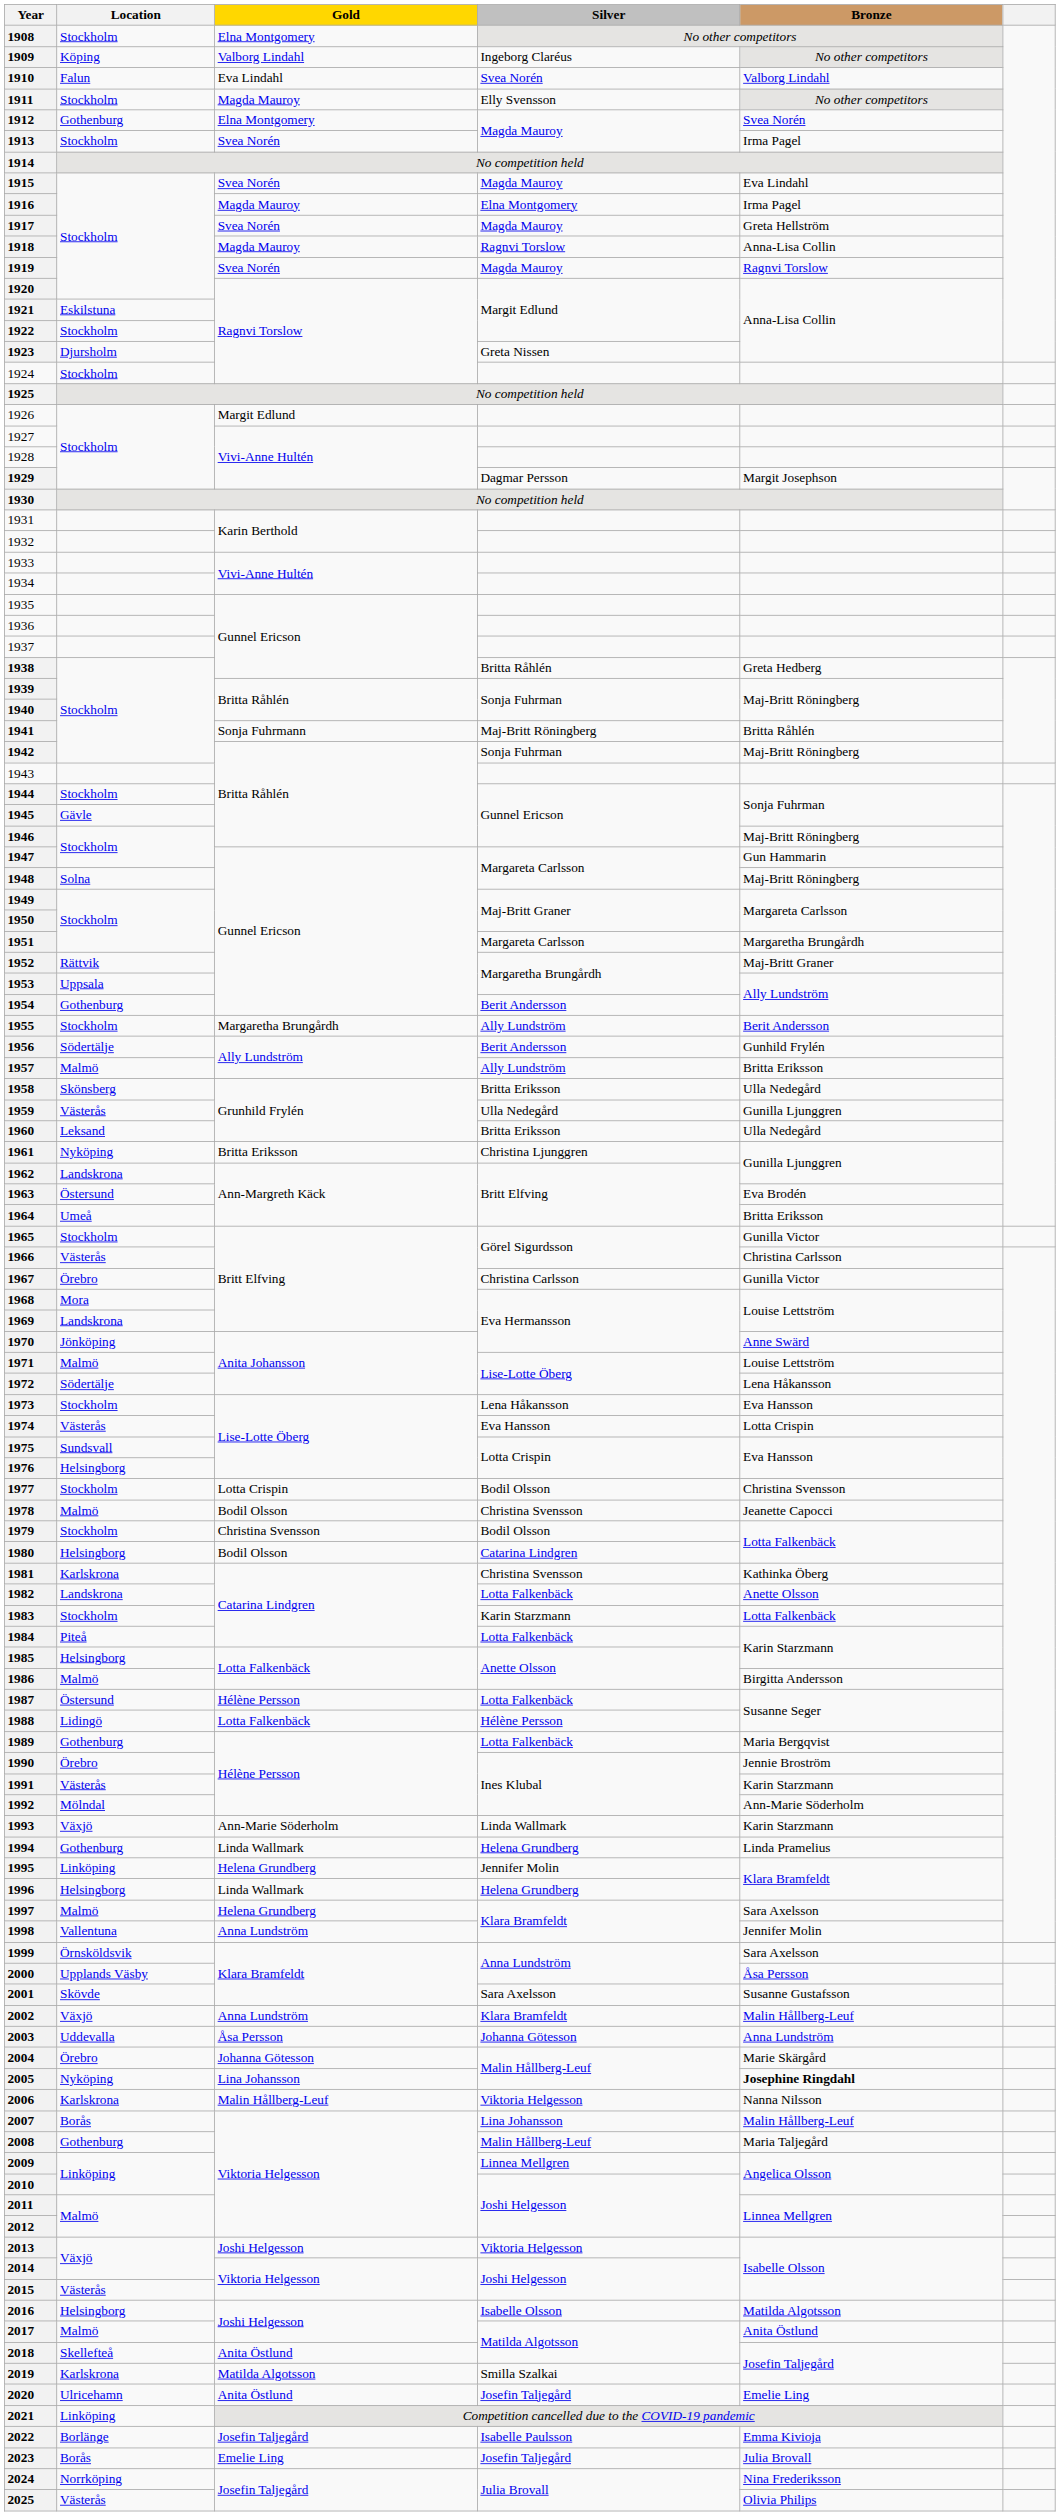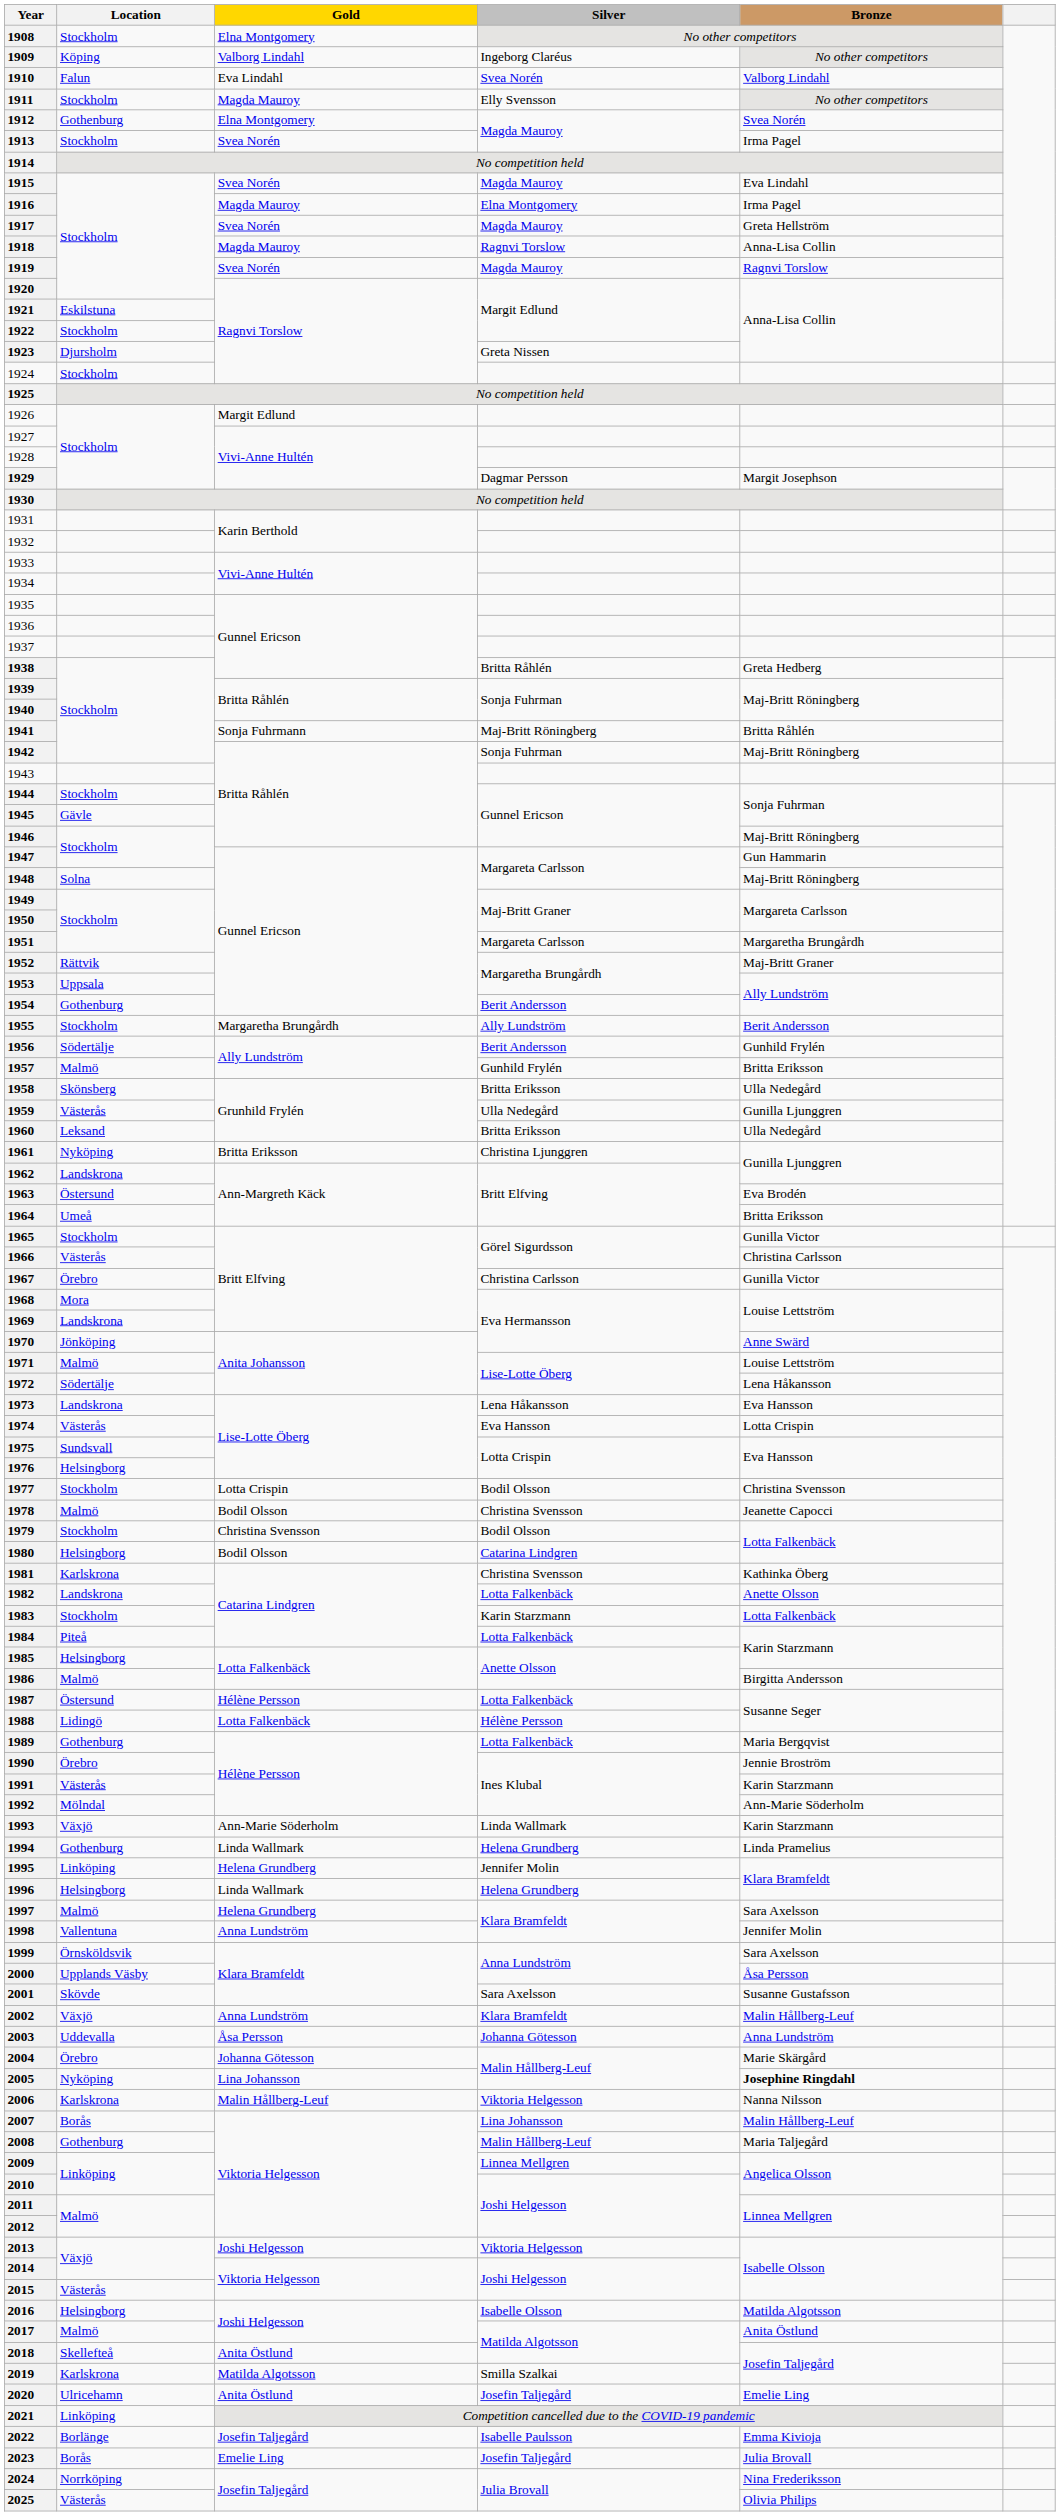(523, 1068) Ally Lundström -> (521, 1068) Gunhild Frylén
(89, 1405) Stockholm -> (91, 1405) Landskrona
